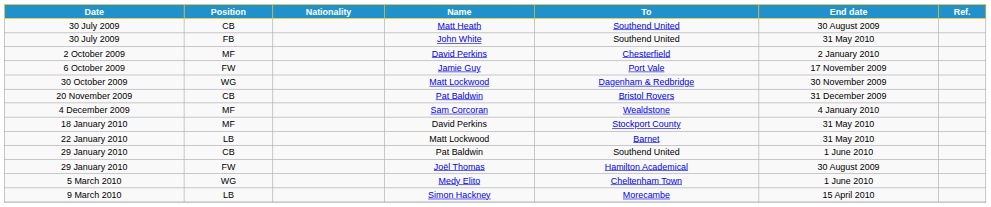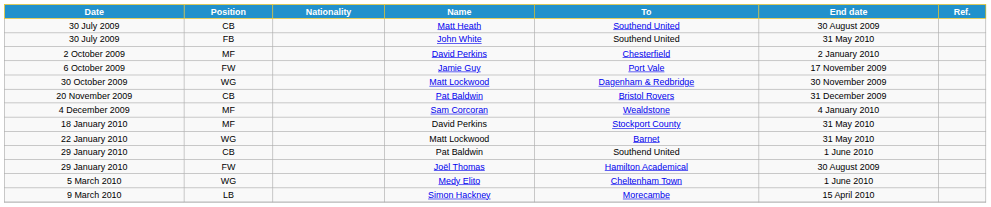(228, 139) LB -> (228, 139) WG
